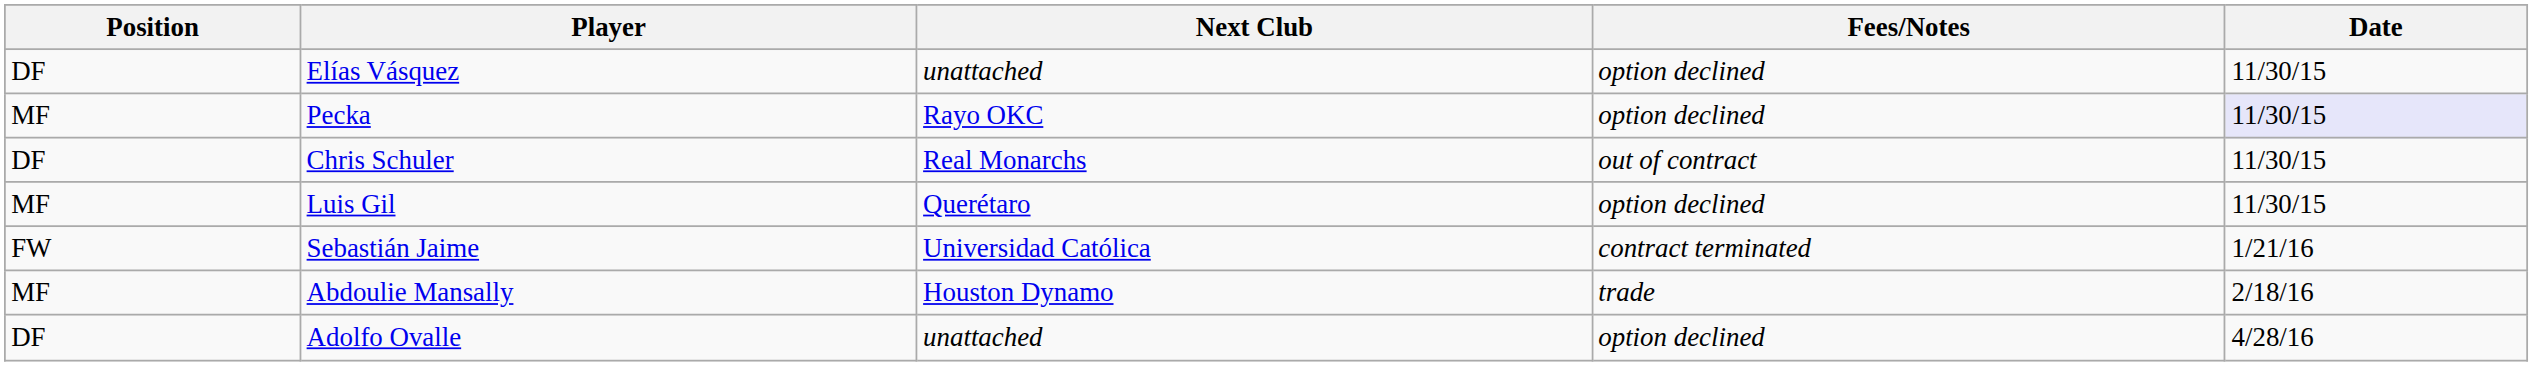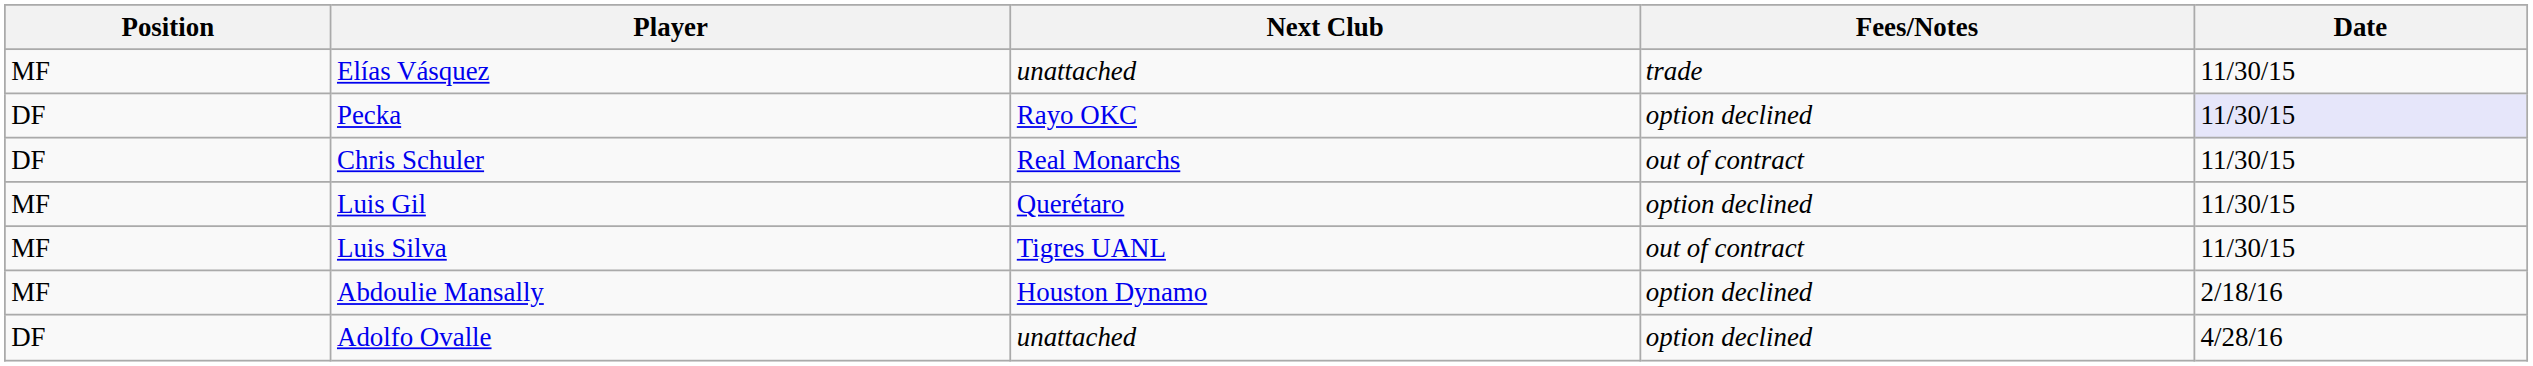(28, 71) DF -> (31, 71) MF
(1682, 71) option declined -> (1674, 71) trade
(31, 115) MF -> (28, 115) DF
+ row: (392, 248)
- row: (393, 248)
(1627, 293) trade -> (1729, 293) option declined
